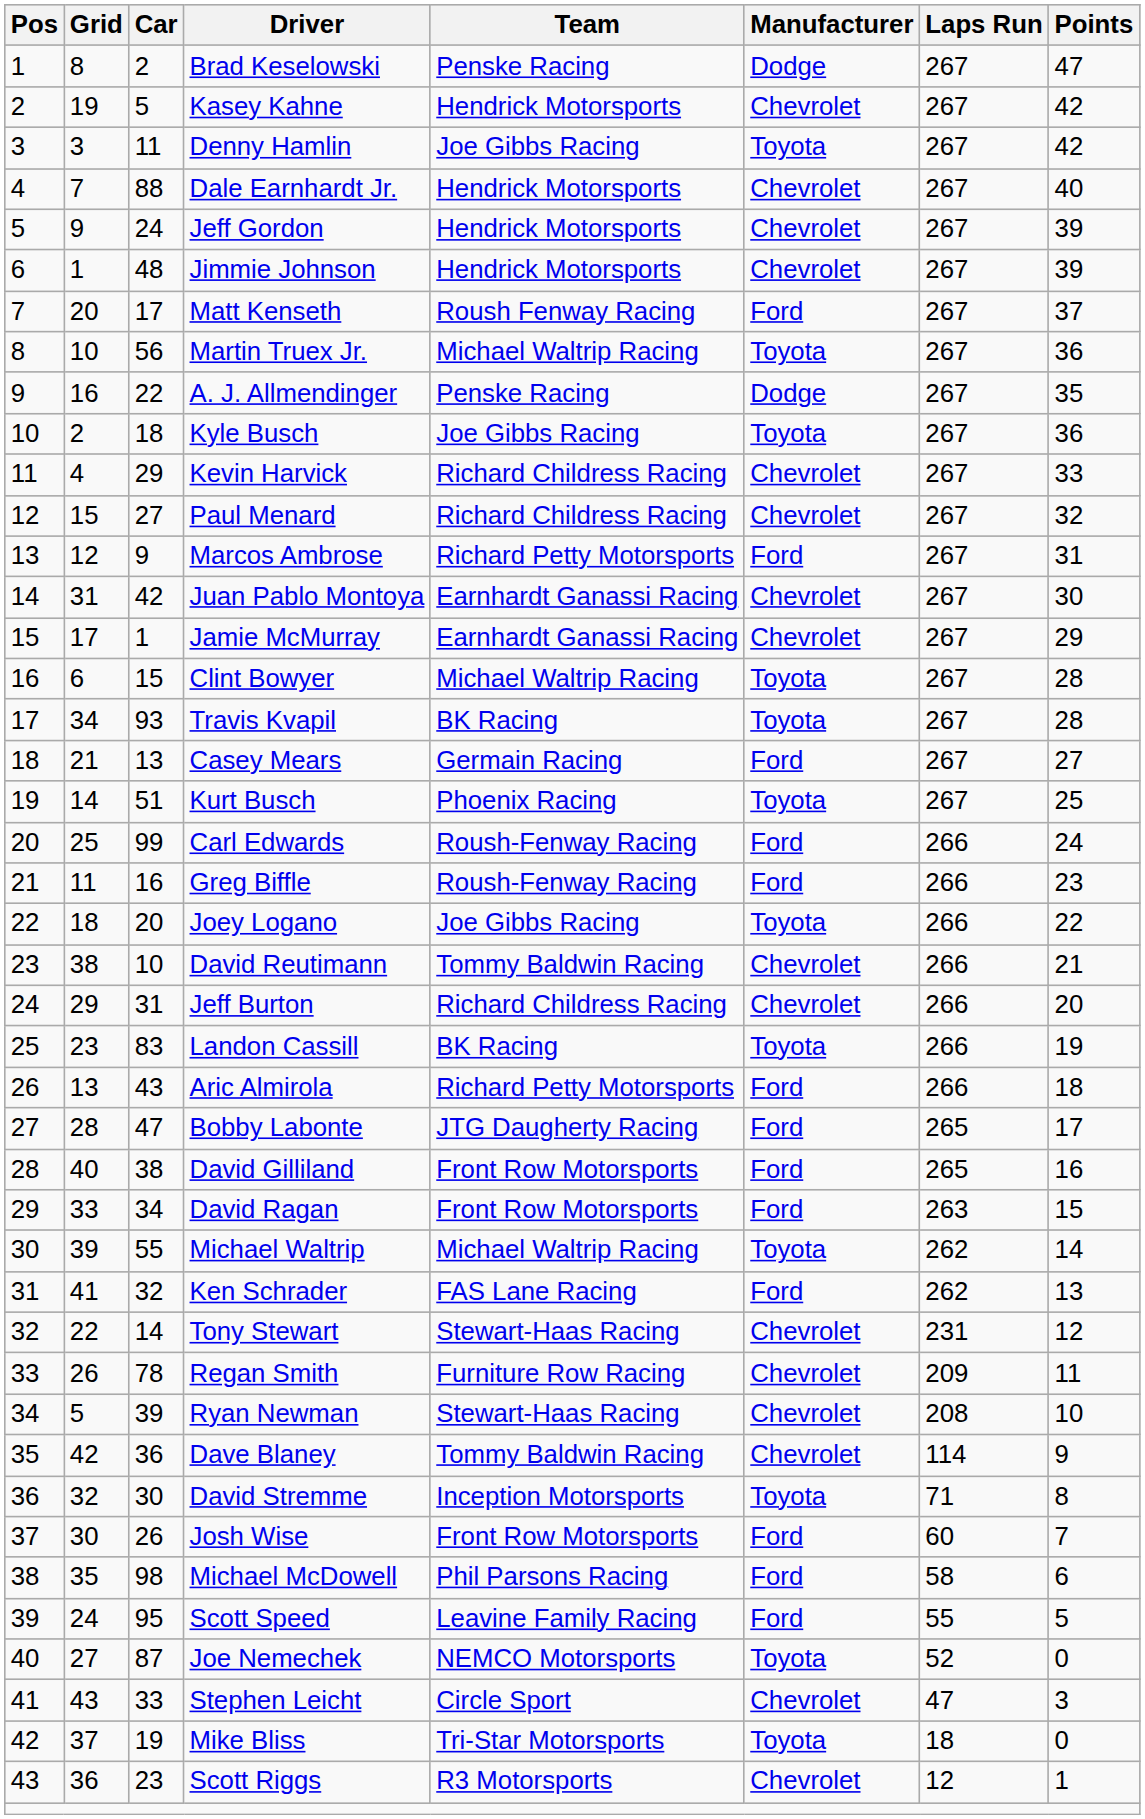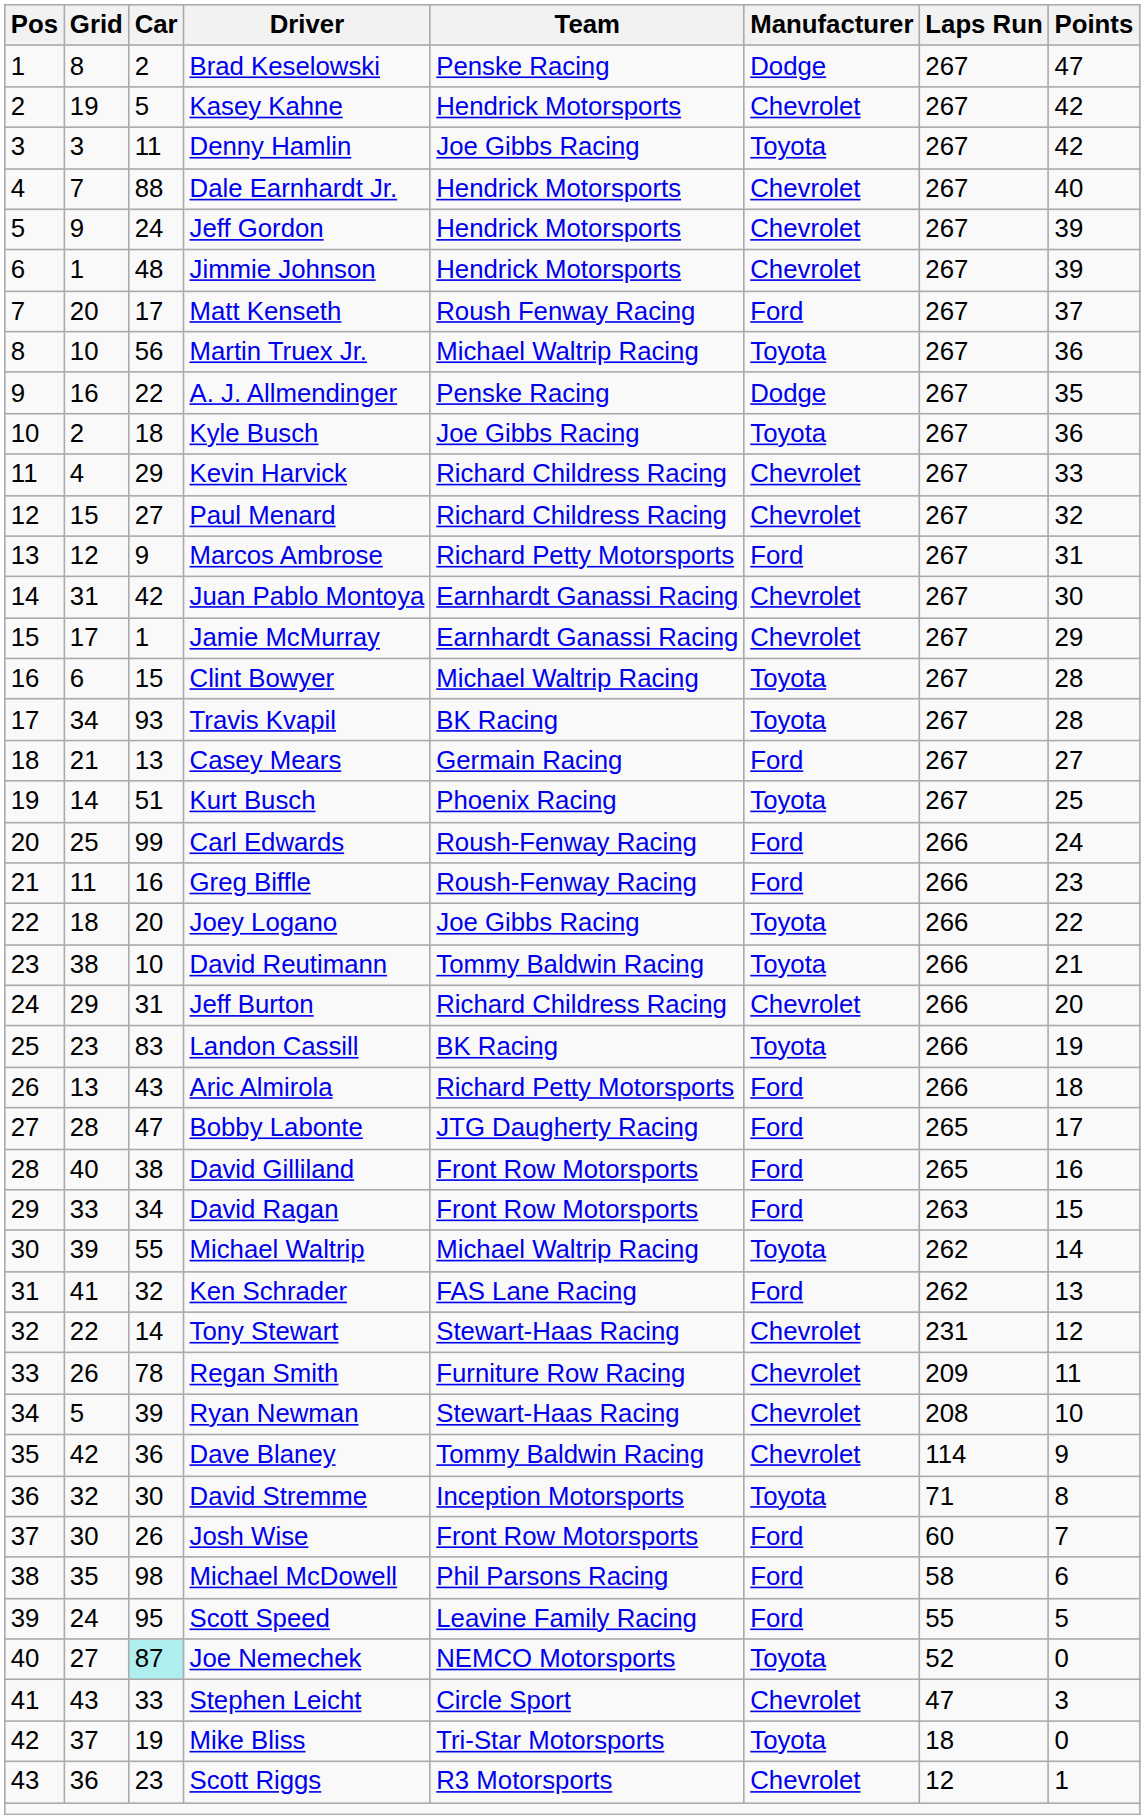(805, 964) Chevrolet -> (788, 964) Toyota
(149, 1659) no background -> (149, 1659) paleturquoise background
